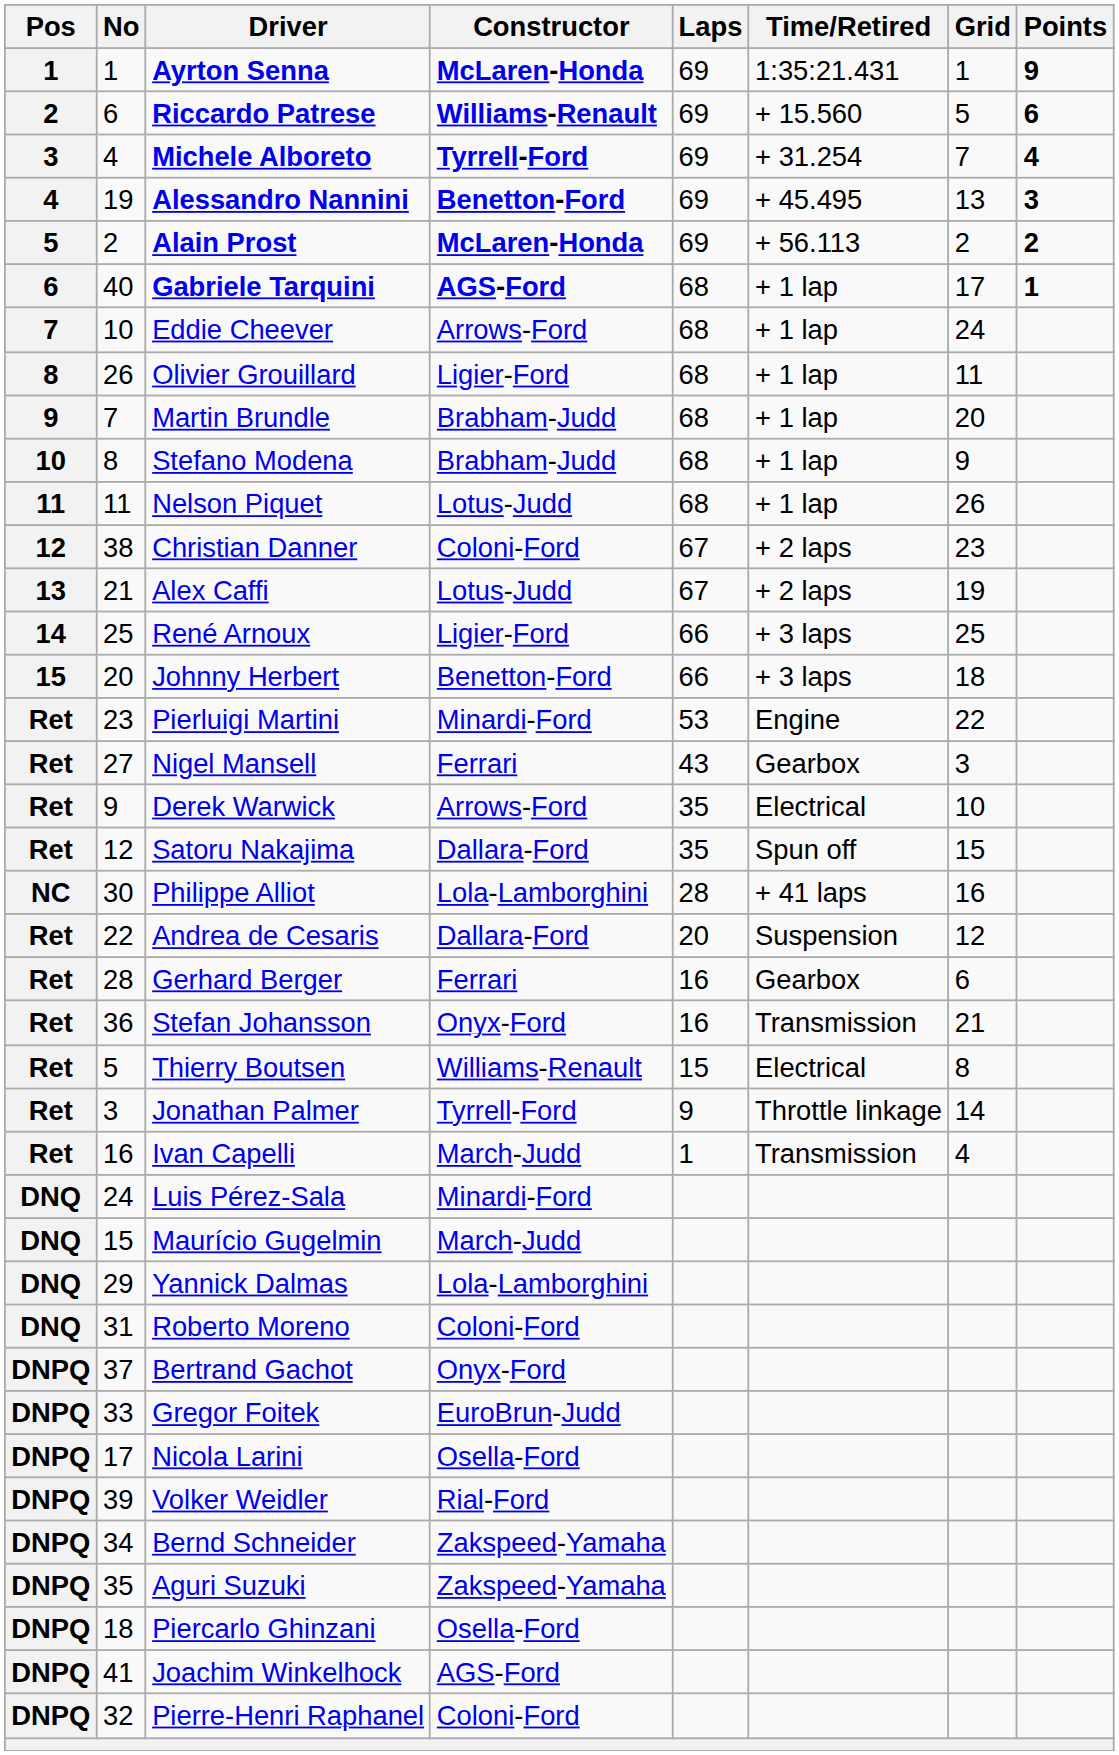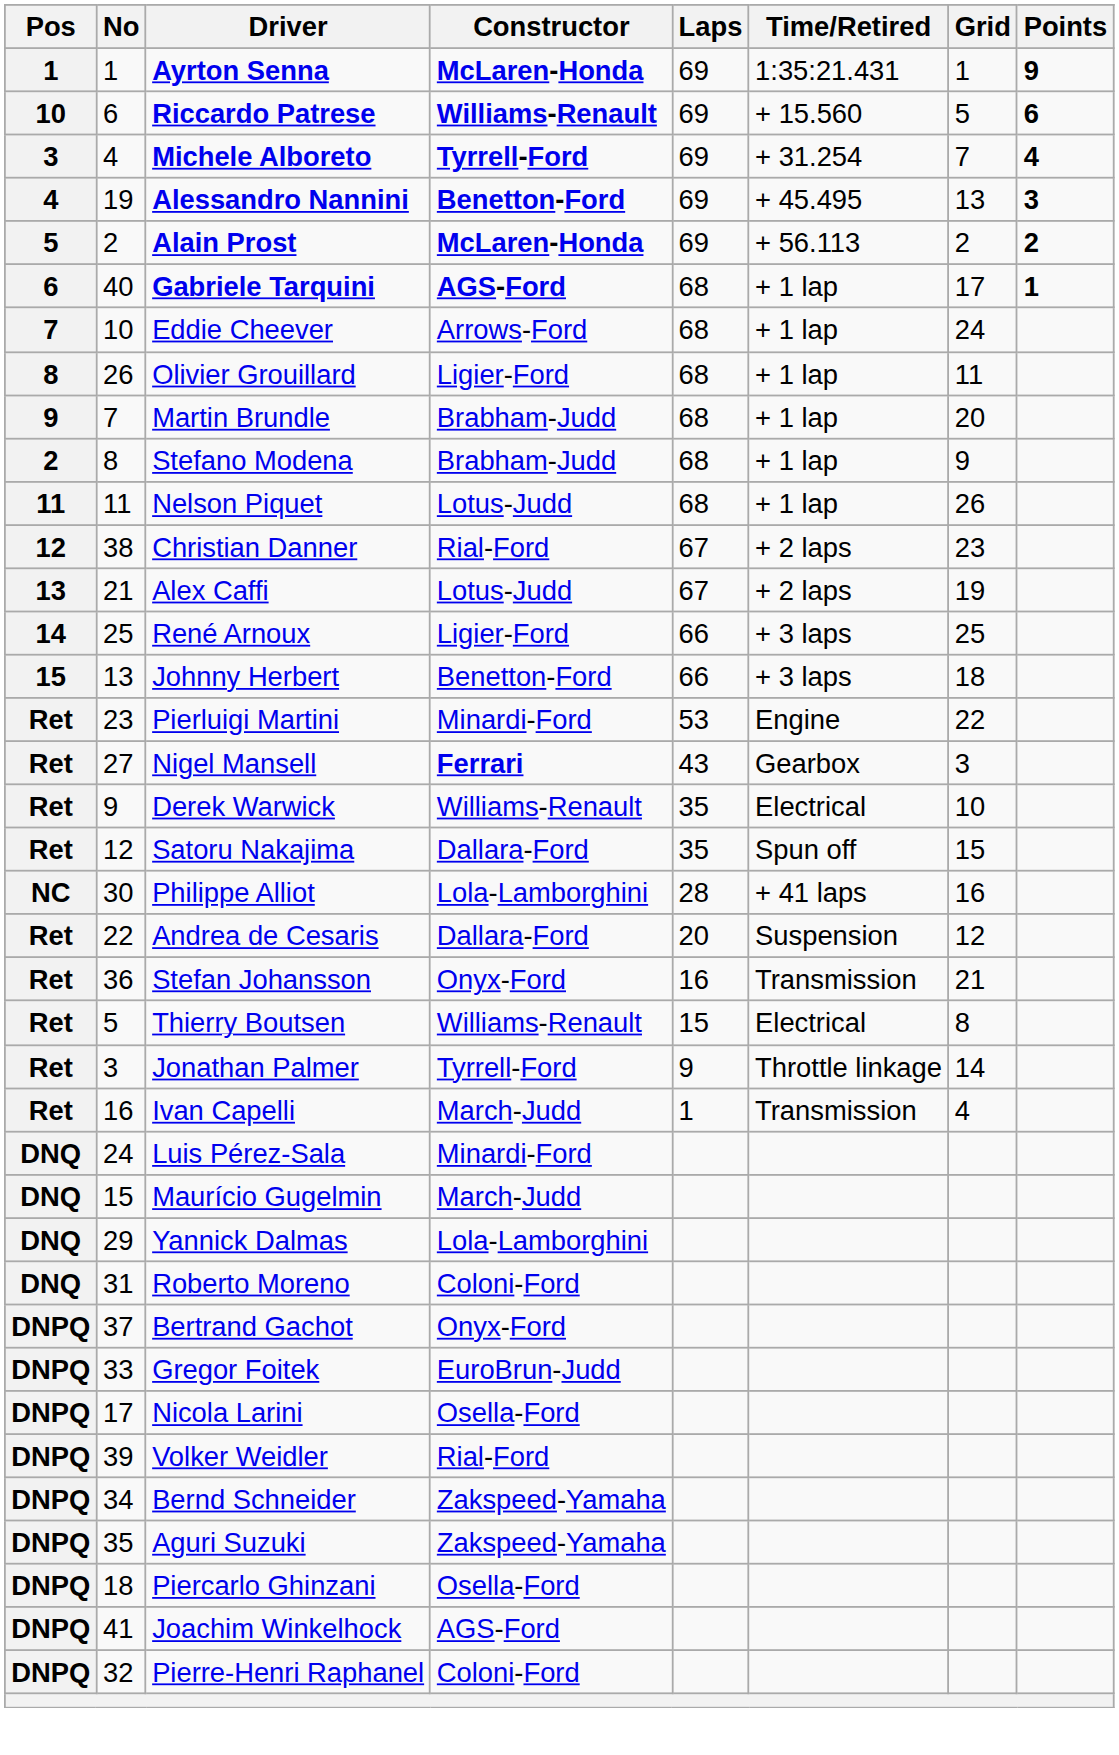(51, 113) 2 -> (51, 113) 10
(51, 460) 10 -> (51, 460) 2
(508, 546) Coloni-Ford -> (493, 546) Rial-Ford
(118, 676) 20 -> (118, 676) 13
(477, 763) normal -> (480, 763) bold
(512, 806) Arrows-Ford -> (539, 806) Williams-Renault
- row: (247, 980)
